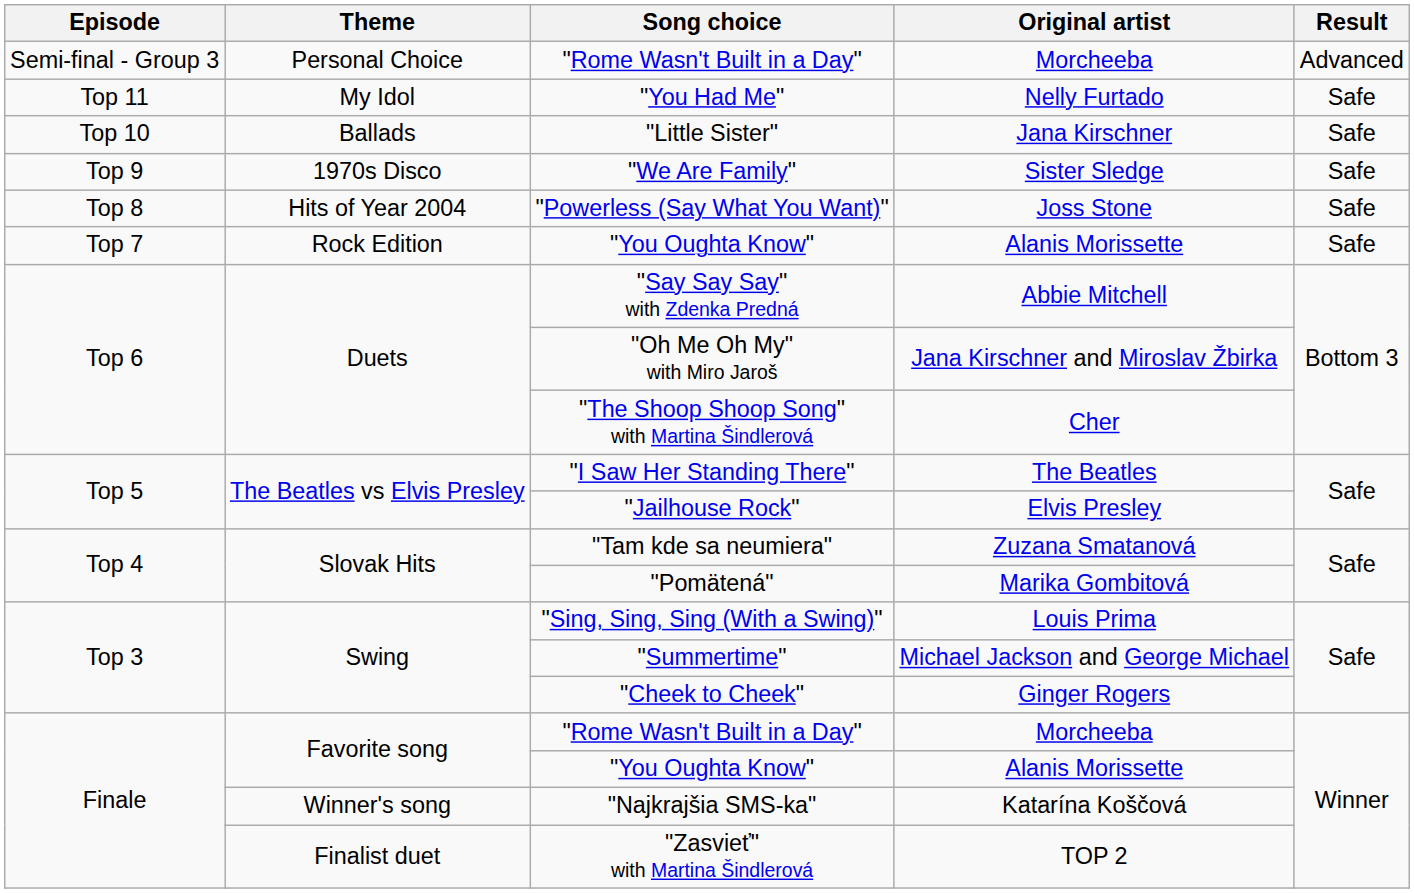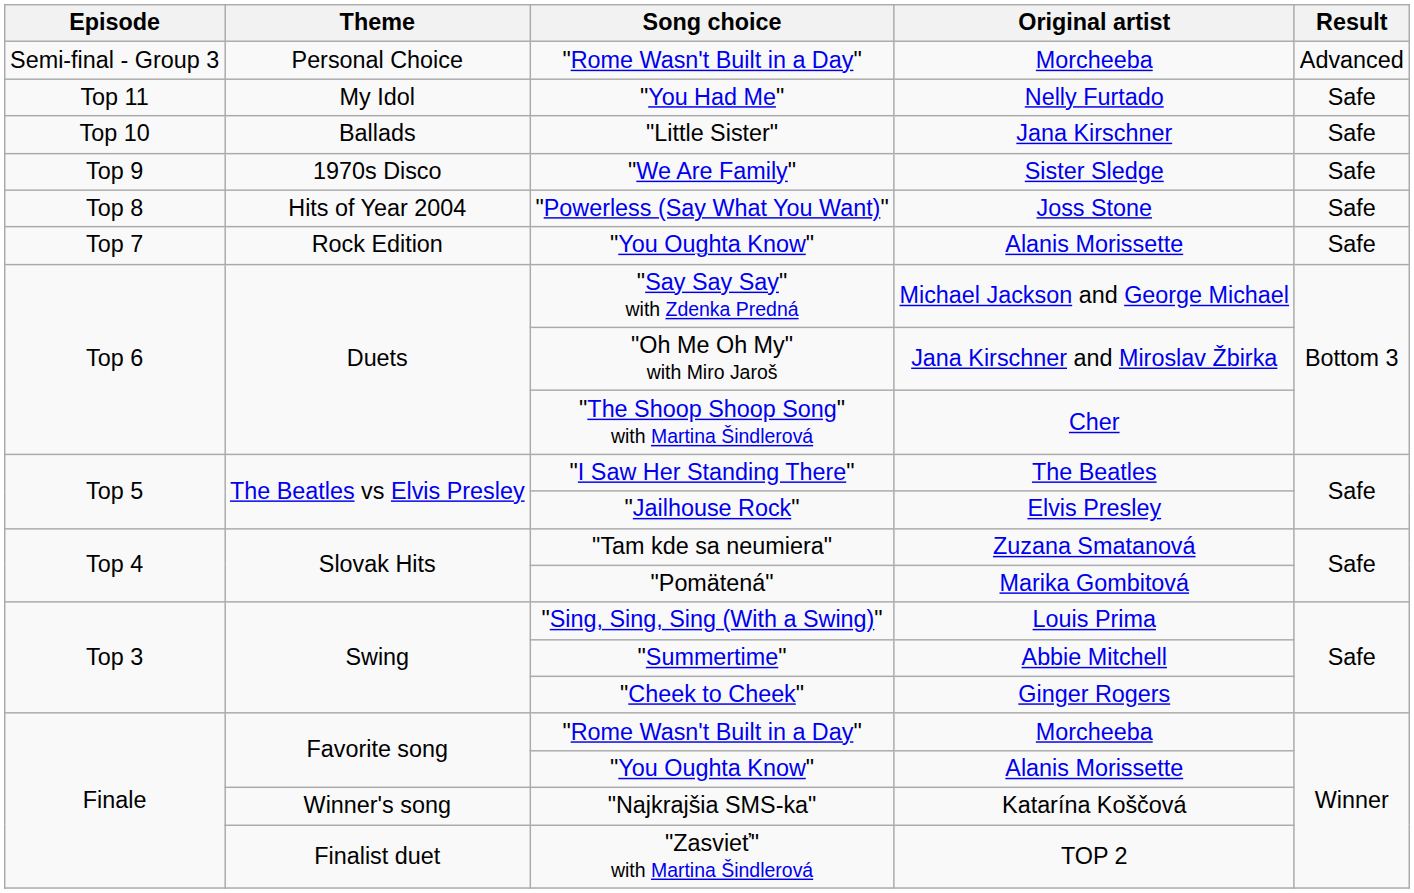(1094, 295) Abbie Mitchell -> (1094, 295) Michael Jackson and George Michael
(1094, 657) Michael Jackson and George Michael -> (1094, 657) Abbie Mitchell
